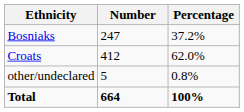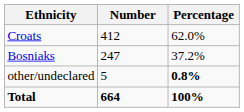rows swapped: (24, 55) <-> (31, 35)
(185, 76) normal -> (186, 76) bold
